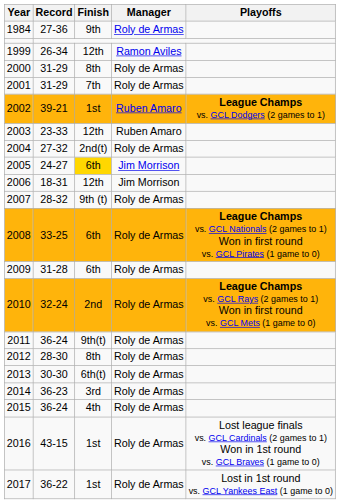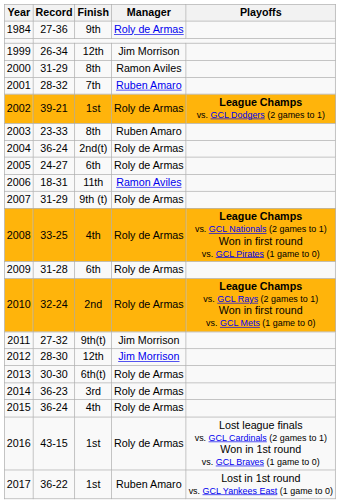(149, 51) Ramon Aviles -> (149, 51) Jim Morrison
(149, 68) Roly de Armas -> (149, 68) Ramon Aviles
(54, 85) 31-29 -> (54, 85) 28-32
(149, 85) Roly de Armas -> (149, 85) Ruben Amaro
(149, 108) Ruben Amaro -> (149, 108) Roly de Armas
(93, 132) 12th -> (93, 132) 8th
(54, 149) 27-32 -> (54, 149) 36-24
(93, 166) gold background -> (93, 166) no background
(149, 166) Jim Morrison -> (149, 166) Roly de Armas
(93, 183) 12th -> (93, 183) 11th
(149, 183) Jim Morrison -> (149, 183) Ramon Aviles
(54, 200) 28-32 -> (54, 200) 31-29
(93, 235) 6th -> (93, 235) 4th
(54, 340) 36-24 -> (54, 340) 27-32
(149, 340) Roly de Armas -> (149, 340) Jim Morrison
(93, 357) 8th -> (93, 357) 12th
(149, 357) Roly de Armas -> (149, 357) Jim Morrison
(149, 484) Roly de Armas -> (149, 484) Ruben Amaro
